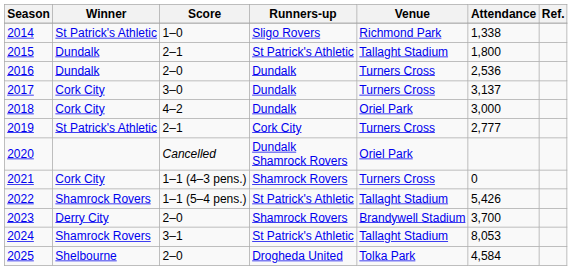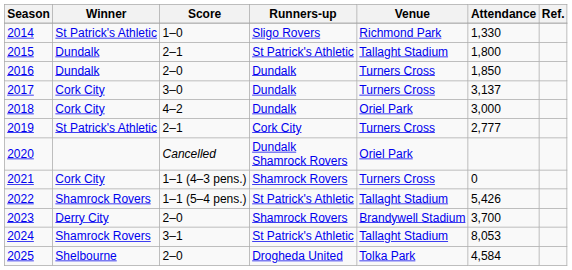(486, 33) 1,338 -> (486, 33) 1,330
(486, 71) 2,536 -> (486, 71) 1,850
